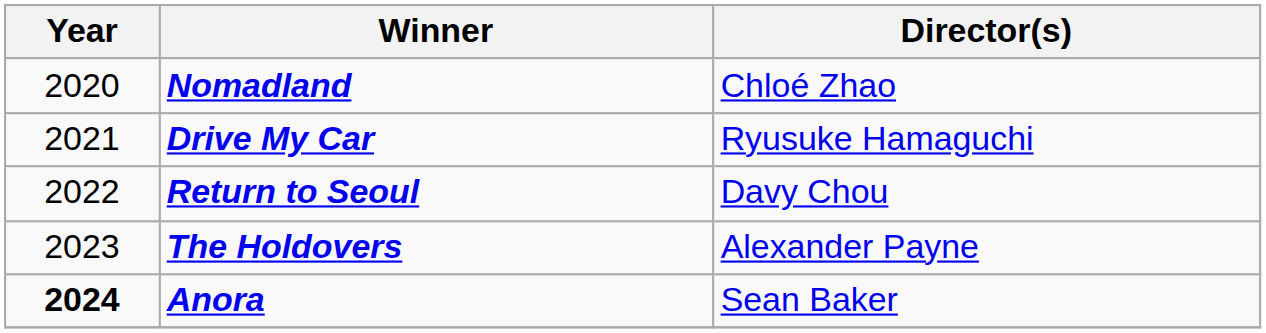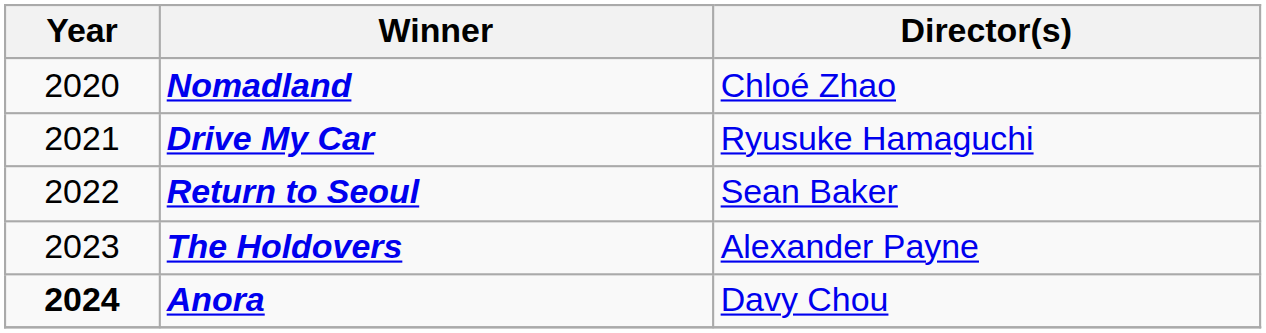(805, 192) Davy Chou -> (809, 192) Sean Baker
(809, 300) Sean Baker -> (805, 300) Davy Chou
